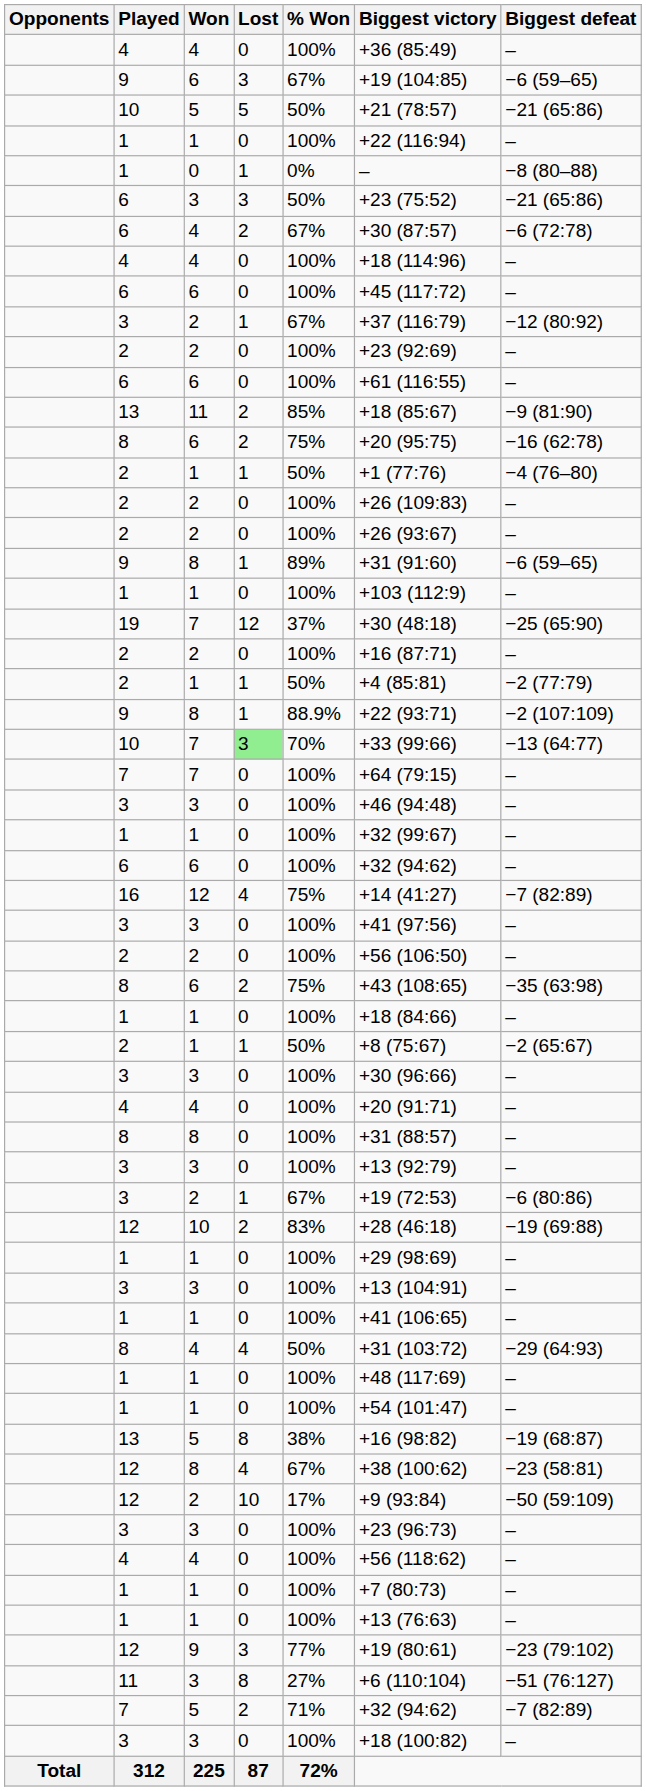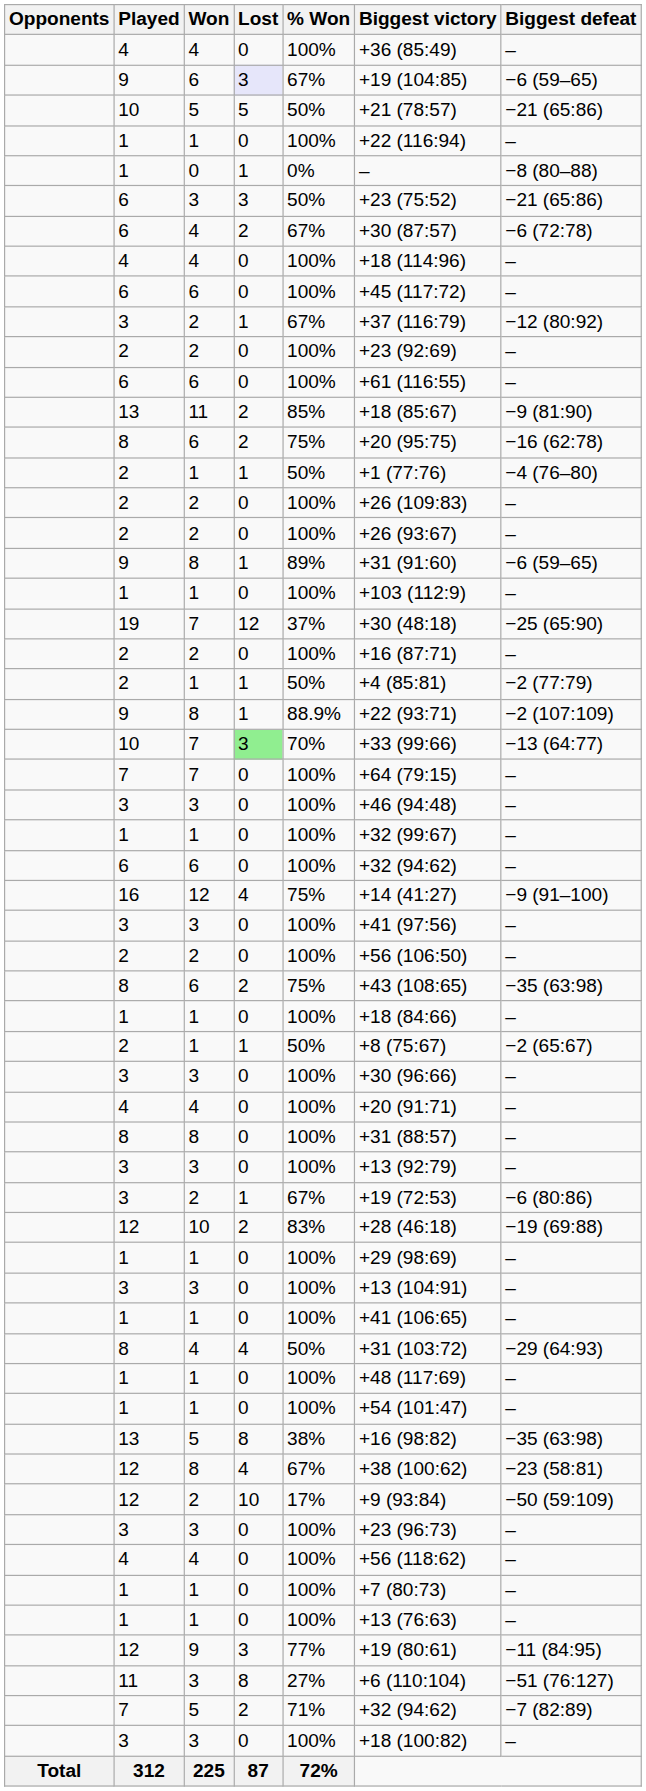(243, 79) no background -> (243, 79) lavender background
(549, 895) −7 (82:89) -> (557, 895) −9 (91–100)
(554, 1438) −19 (68:87) -> (554, 1438) −35 (63:98)
(560, 1650) −23 (79:102) -> (554, 1650) −11 (84:95)
